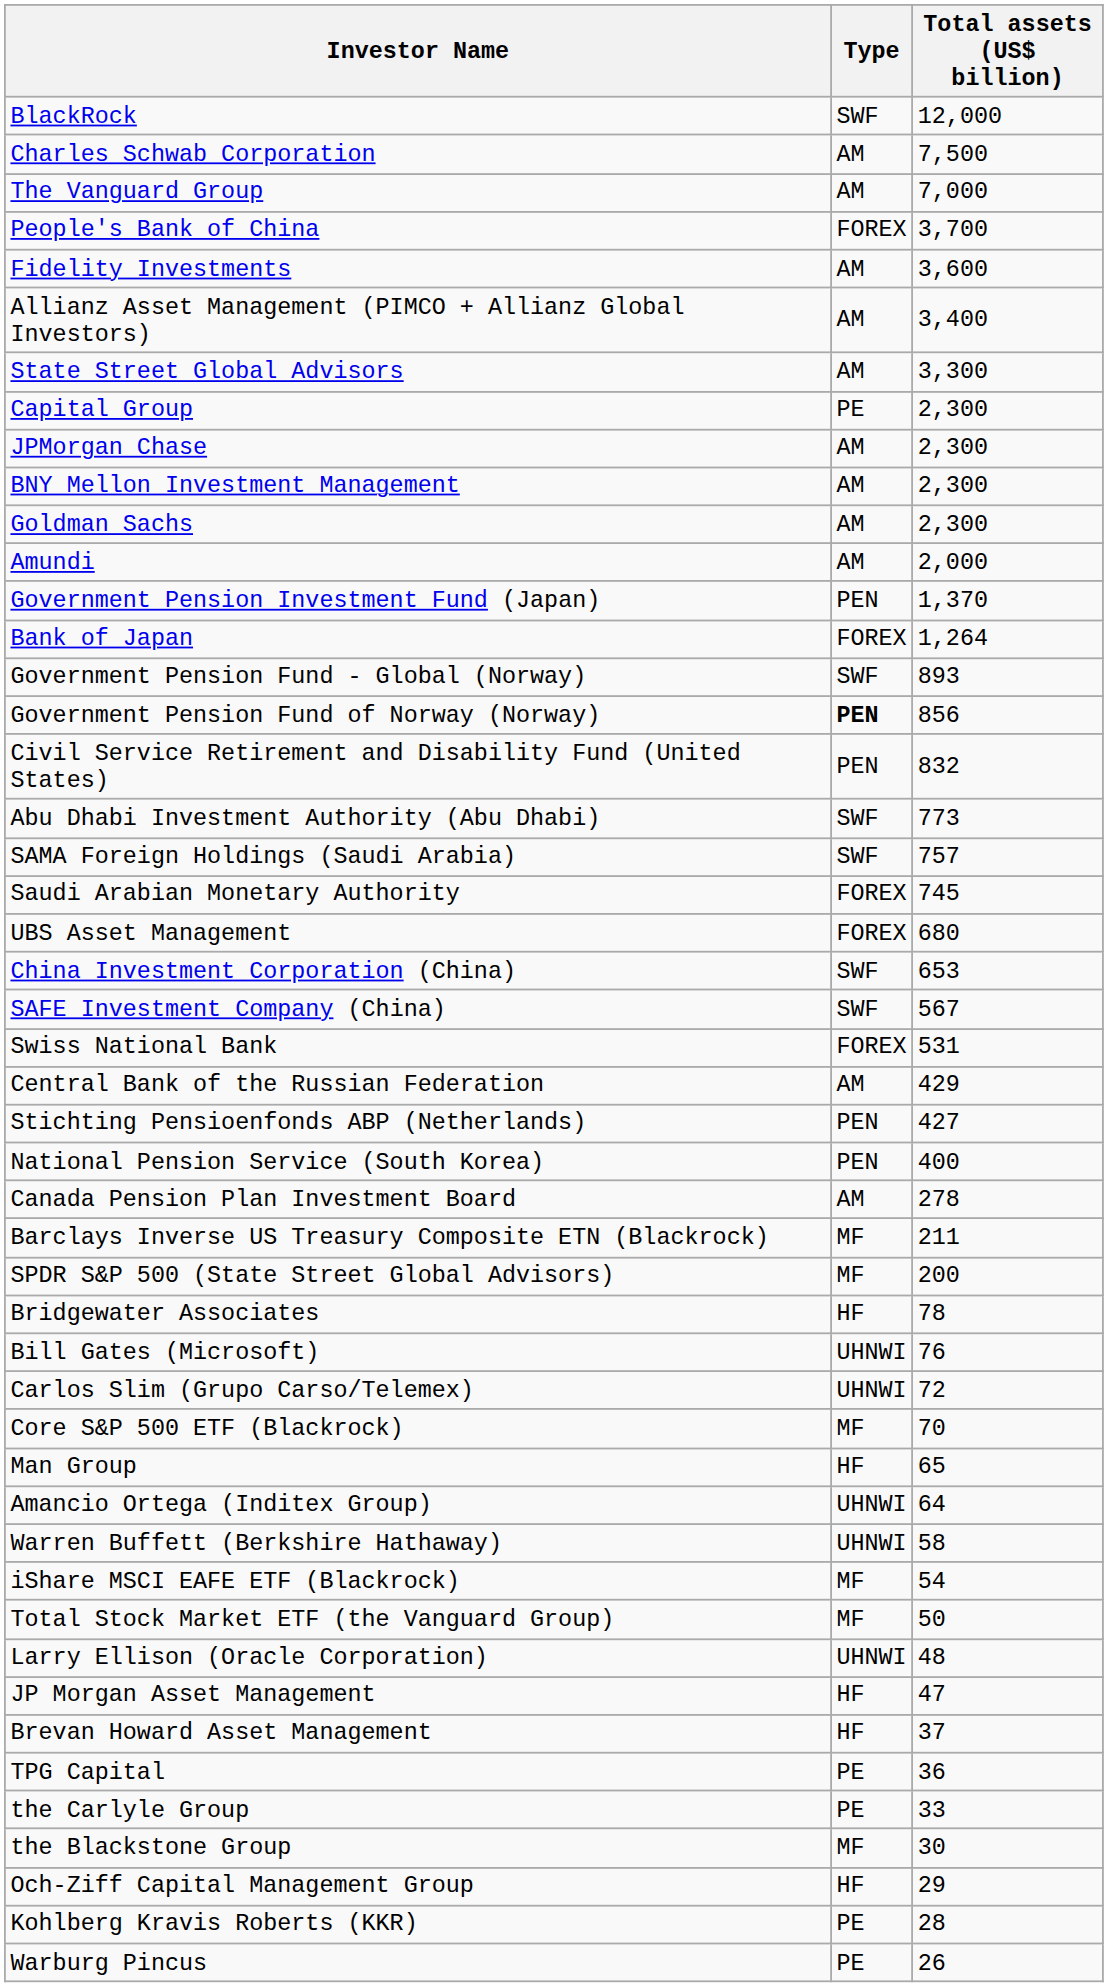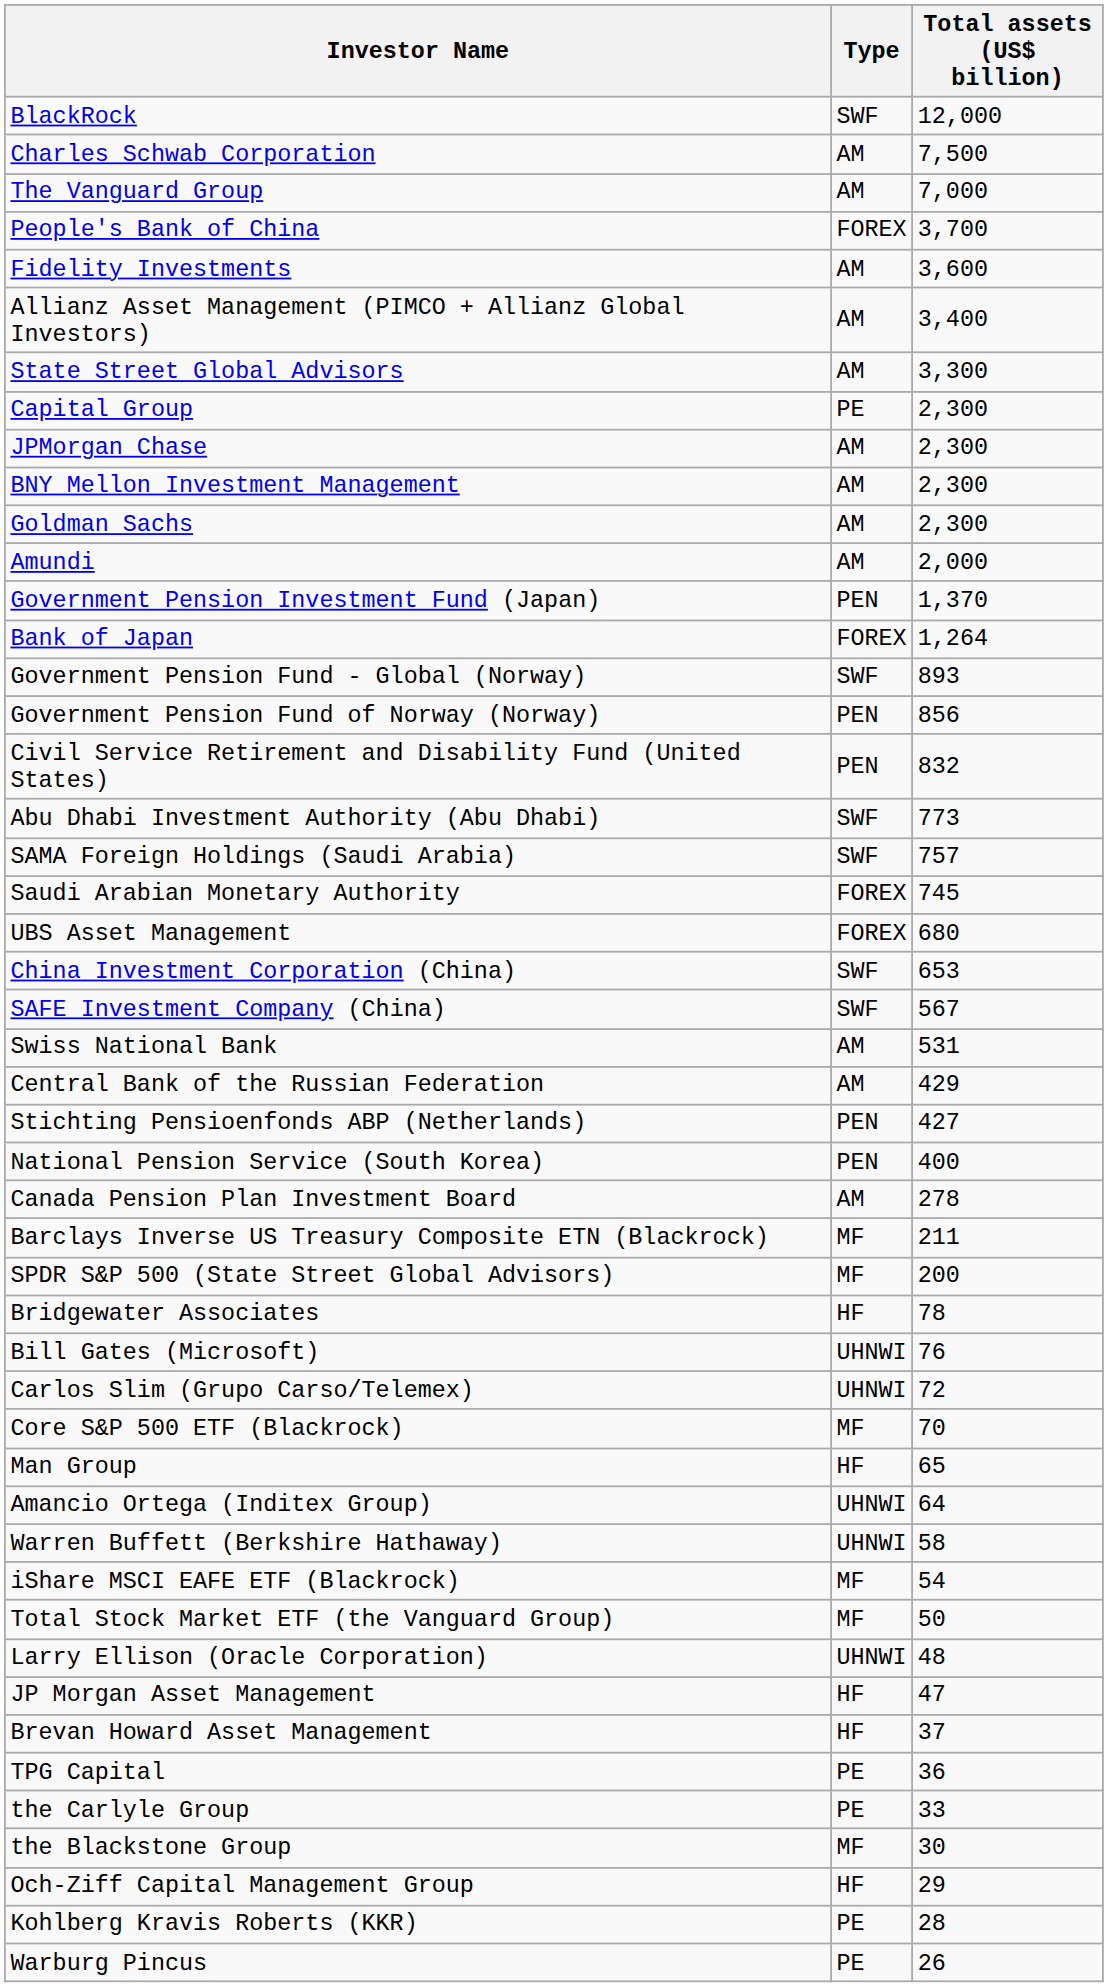(857, 715) bold -> (857, 715) normal
(872, 1047) FOREX -> (850, 1047) AM
